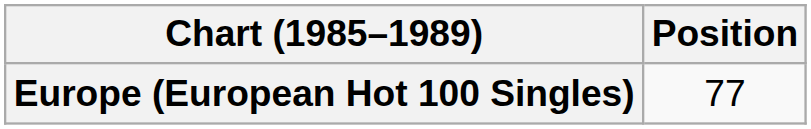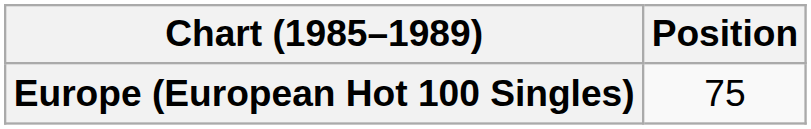(725, 92) 77 -> (725, 92) 75
